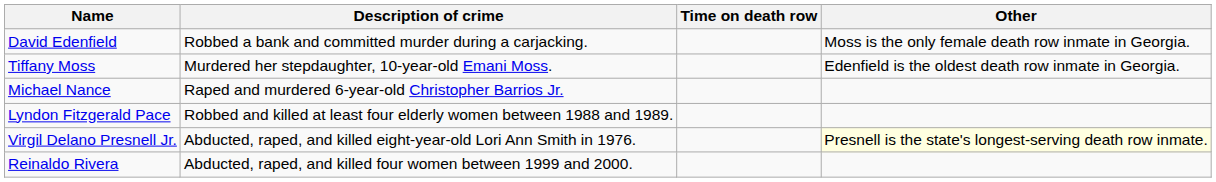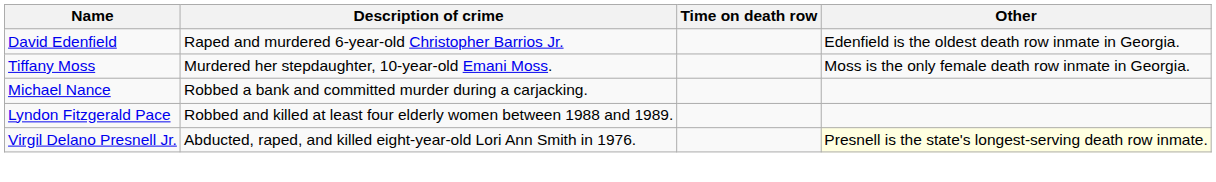(386, 41) Robbed a bank and committed murder during a carjacking. -> (374, 41) Raped and murdered 6-year-old Christopher Barrios Jr.
(1007, 41) Moss is the only female death row inmate in Georgia. -> (1002, 41) Edenfield is the oldest death row inmate in Georgia.
(1002, 66) Edenfield is the oldest death row inmate in Georgia. -> (1007, 66) Moss is the only female death row inmate in Georgia.
(374, 90) Raped and murdered 6-year-old Christopher Barrios Jr. -> (386, 90) Robbed a bank and committed murder during a carjacking.
- row: (63, 164)
